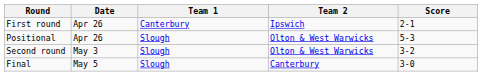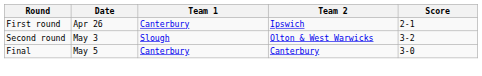- row: (31, 38)
(155, 64) Slough -> (165, 51) Canterbury
